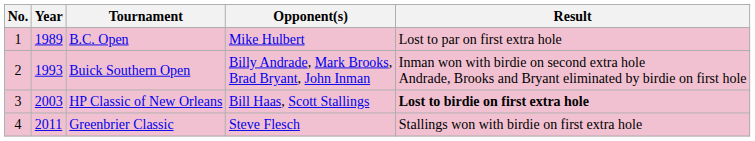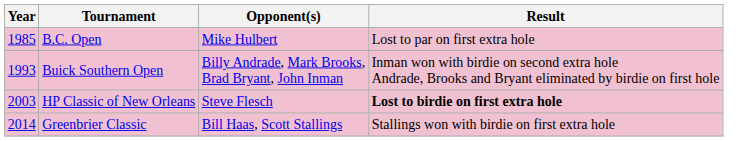- column: (18, 16)
(49, 39) 1989 -> (22, 39) 1985
(299, 101) Bill Haas, Scott Stallings -> (237, 101) Steve Flesch
(48, 125) 2011 -> (22, 125) 2014
(264, 125) Steve Flesch -> (272, 125) Bill Haas, Scott Stallings
